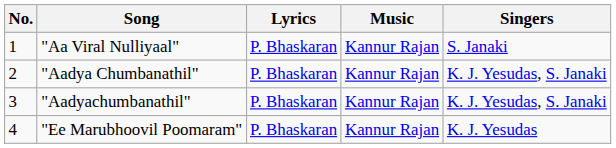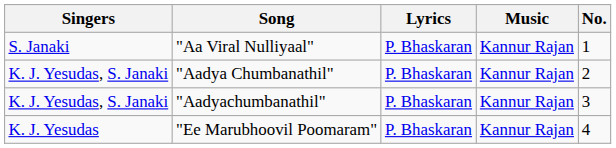columns swapped: (21, 18) <-> (527, 18)
